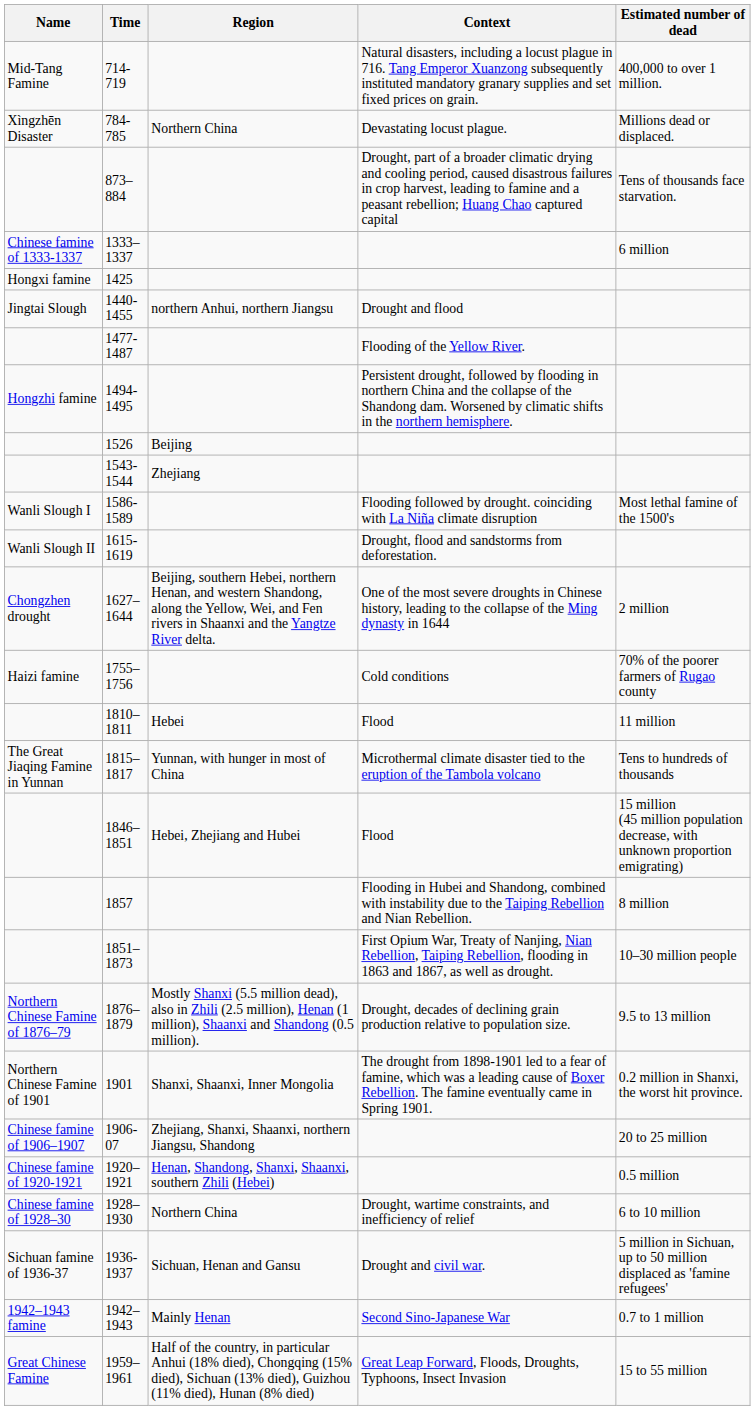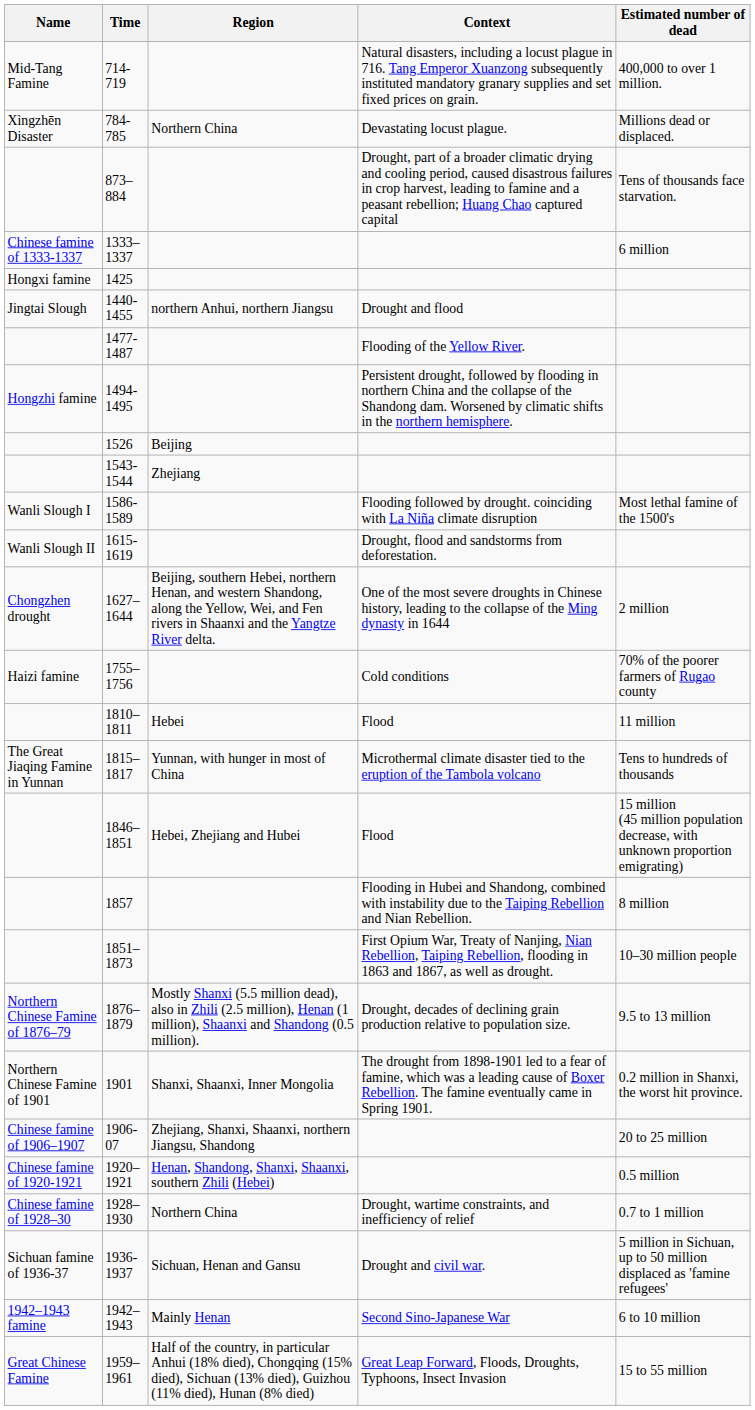(660, 1212) 6 to 10 million -> (661, 1212) 0.7 to 1 million
(661, 1318) 0.7 to 1 million -> (660, 1318) 6 to 10 million
